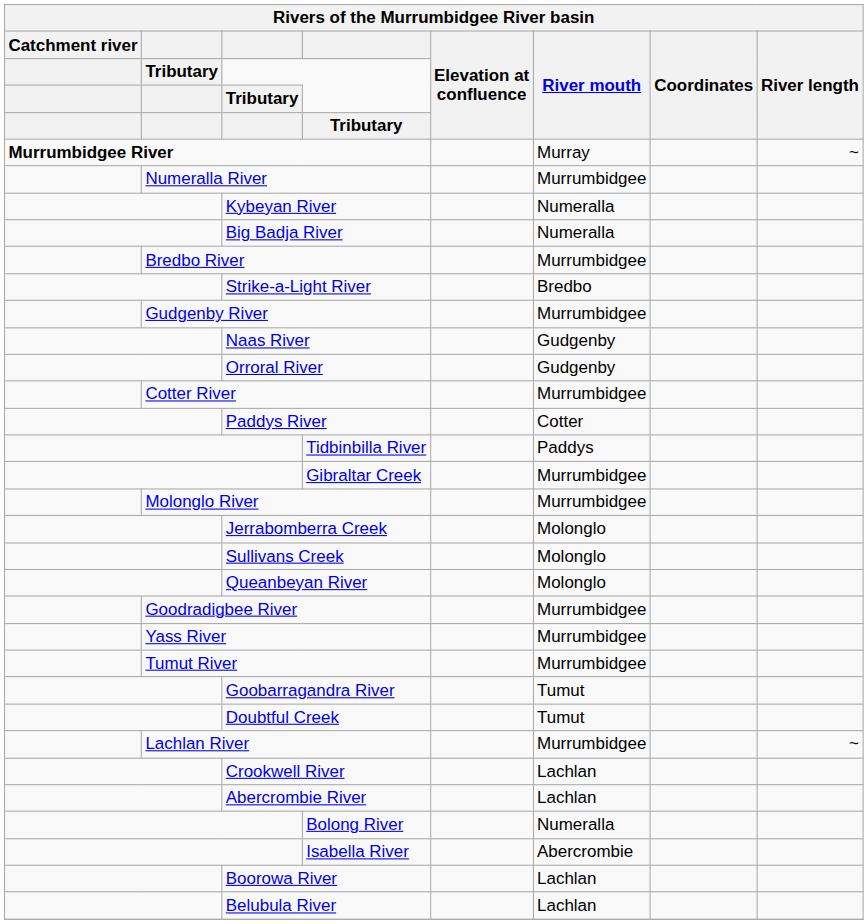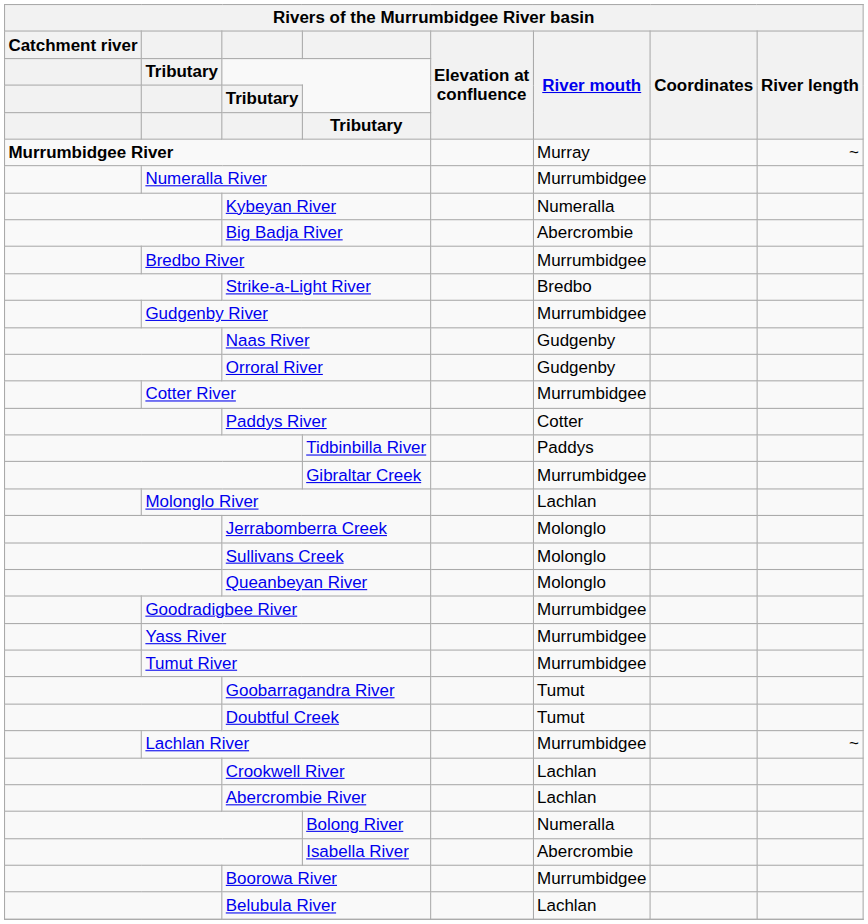(576, 233) Numeralla -> (585, 233) Abercrombie
(592, 502) Murrumbidgee -> (567, 502) Lachlan
(567, 878) Lachlan -> (592, 878) Murrumbidgee
